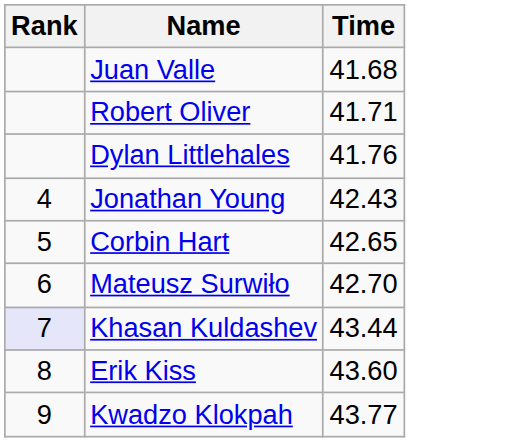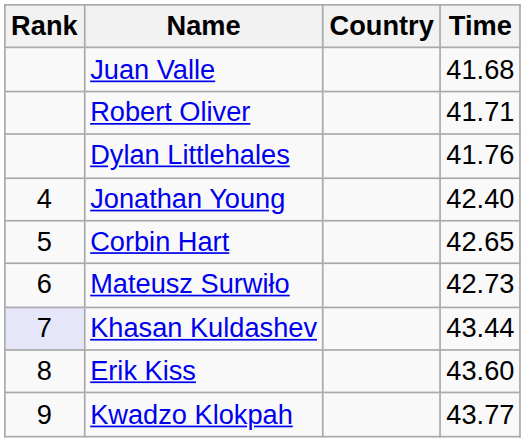+ column: (382, 26)
(364, 198) 42.43 -> (480, 198) 42.40
(364, 284) 42.70 -> (480, 284) 42.73
